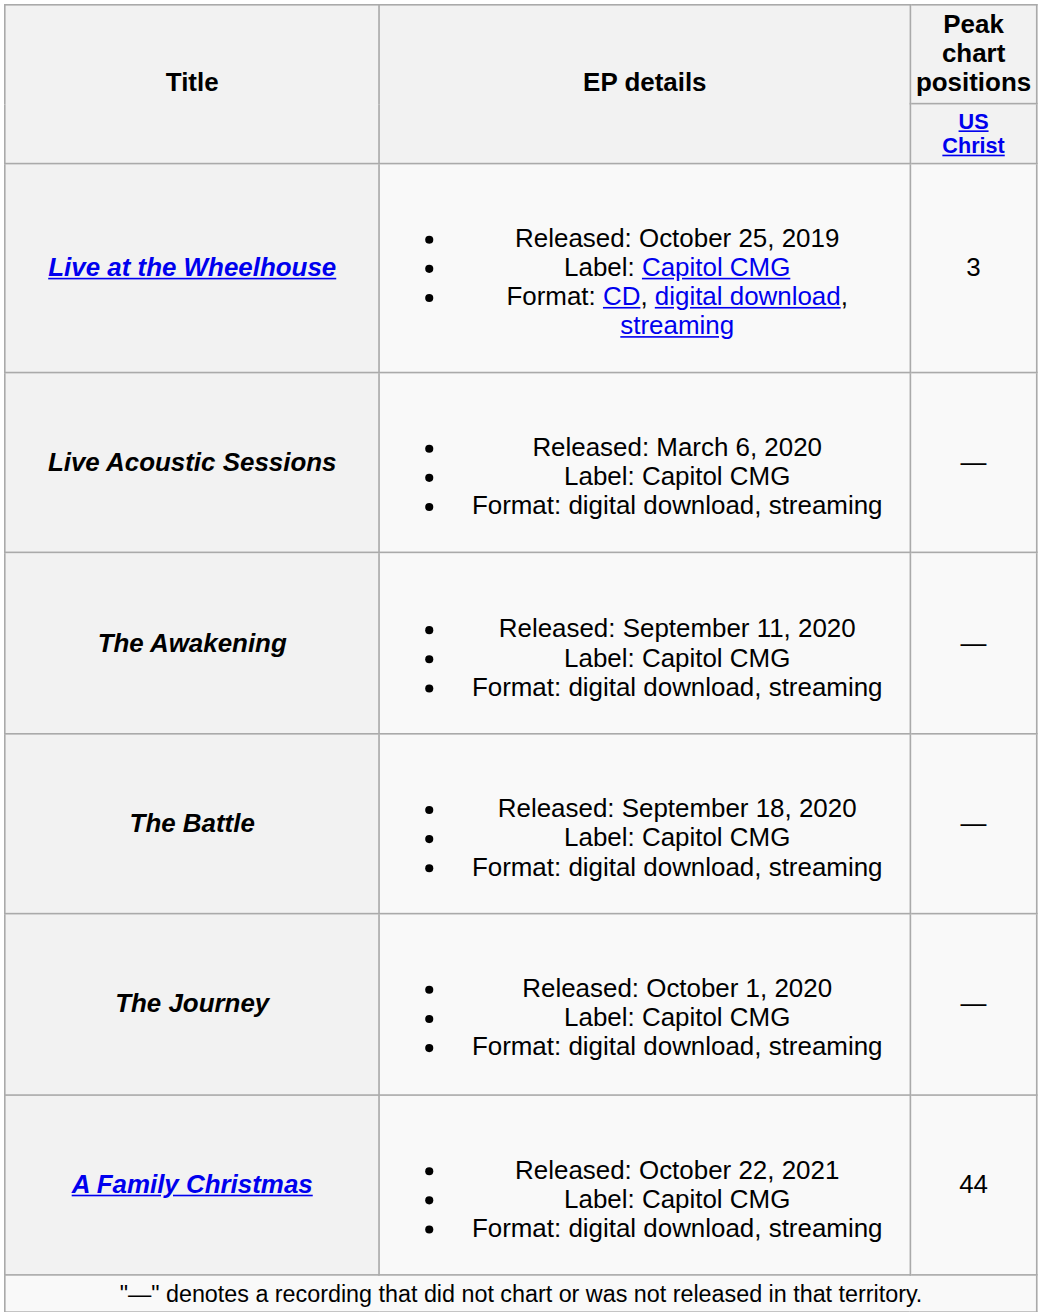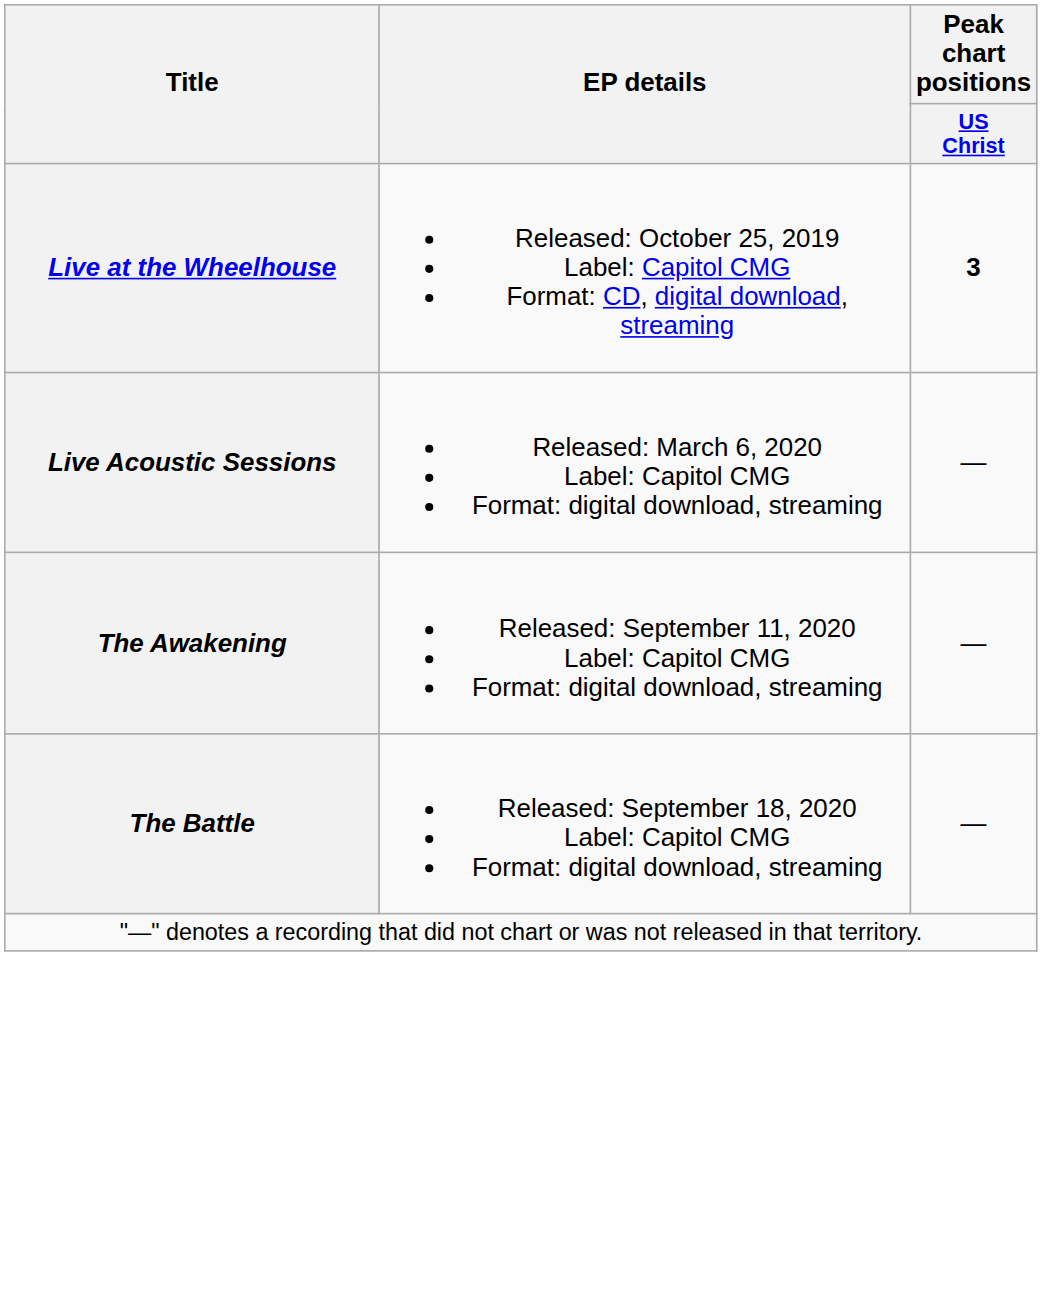(974, 267) normal -> (974, 267) bold
- row: (192, 1003)
- row: (192, 1184)
